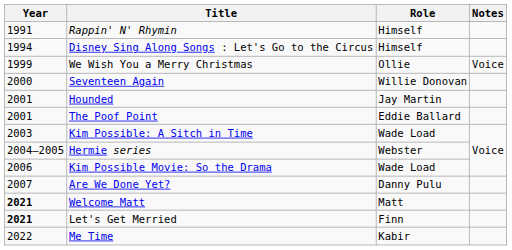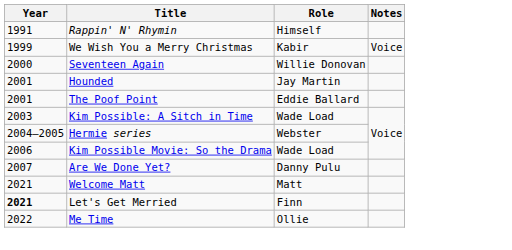- row: (221, 47)
(394, 64) Ollie -> (293, 47) Kabir
(20, 202) bold -> (20, 185) normal
(394, 236) Kabir -> (293, 219) Ollie
